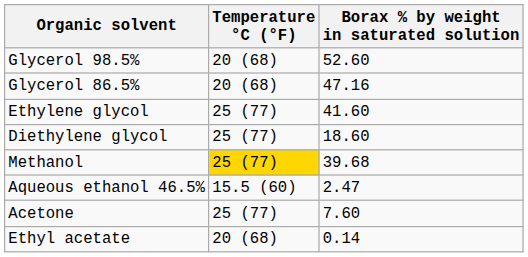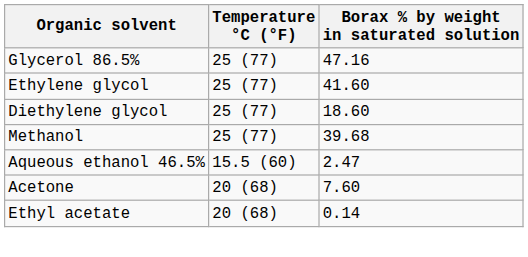- row: (74, 61)
(245, 86) 20 (68) -> (245, 61) 25 (77)
(245, 162) gold background -> (245, 137) no background
(245, 213) 25 (77) -> (245, 188) 20 (68)
